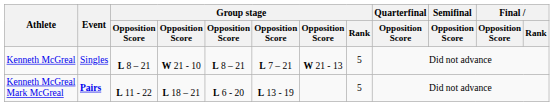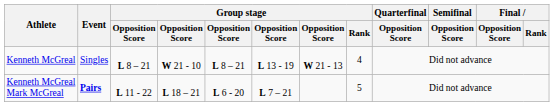(276, 66) L 7 – 21 -> (276, 66) L 13 - 19
(359, 60) 5 -> (359, 60) 4
(276, 93) L 13 - 19 -> (276, 93) L 7 – 21
